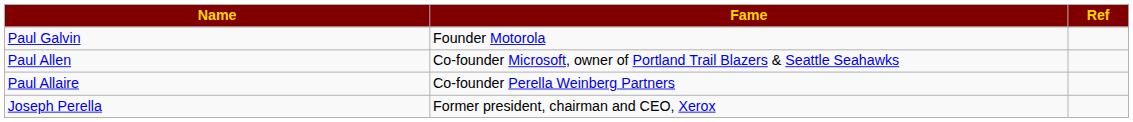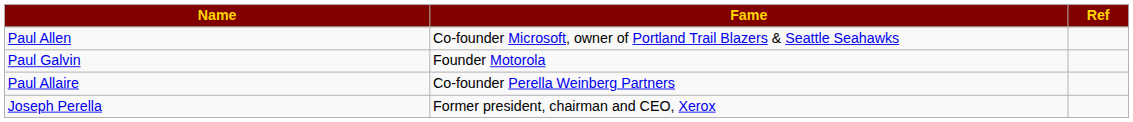rows swapped: (39, 60) <-> (44, 38)
